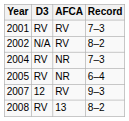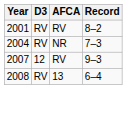(96, 28) 7–3 -> (93, 28) 8–2
- row: (18, 44)
- row: (18, 76)
(96, 108) 8–2 -> (93, 76) 6–4
